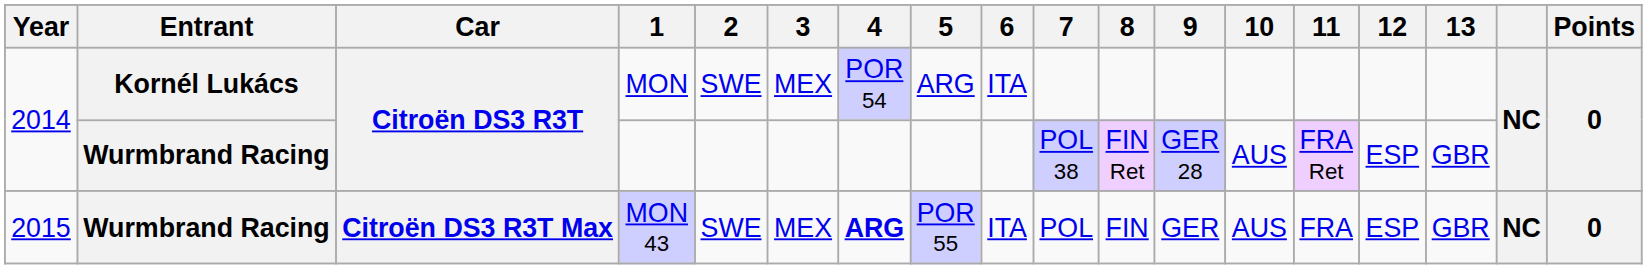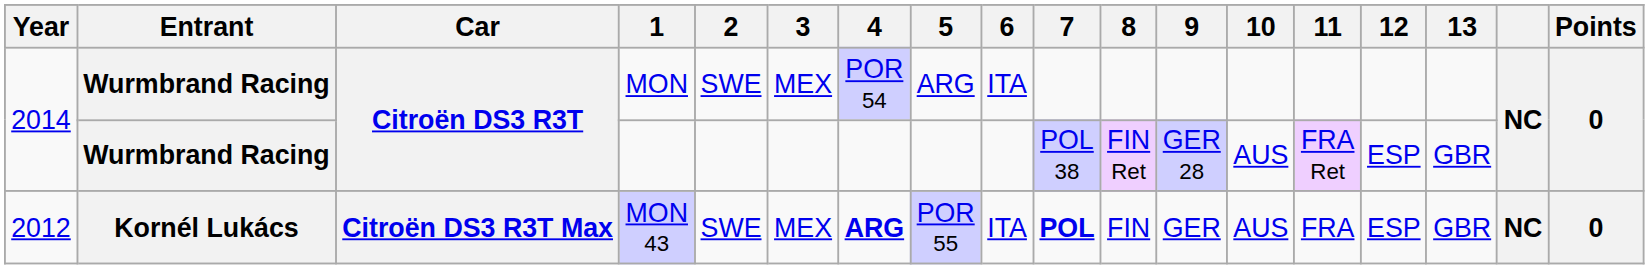(206, 84) Kornél Lukács -> (207, 84) Wurmbrand Racing
(41, 228) 2015 -> (41, 228) 2012
(207, 228) Wurmbrand Racing -> (206, 228) Kornél Lukács
(1066, 228) normal -> (1067, 228) bold
